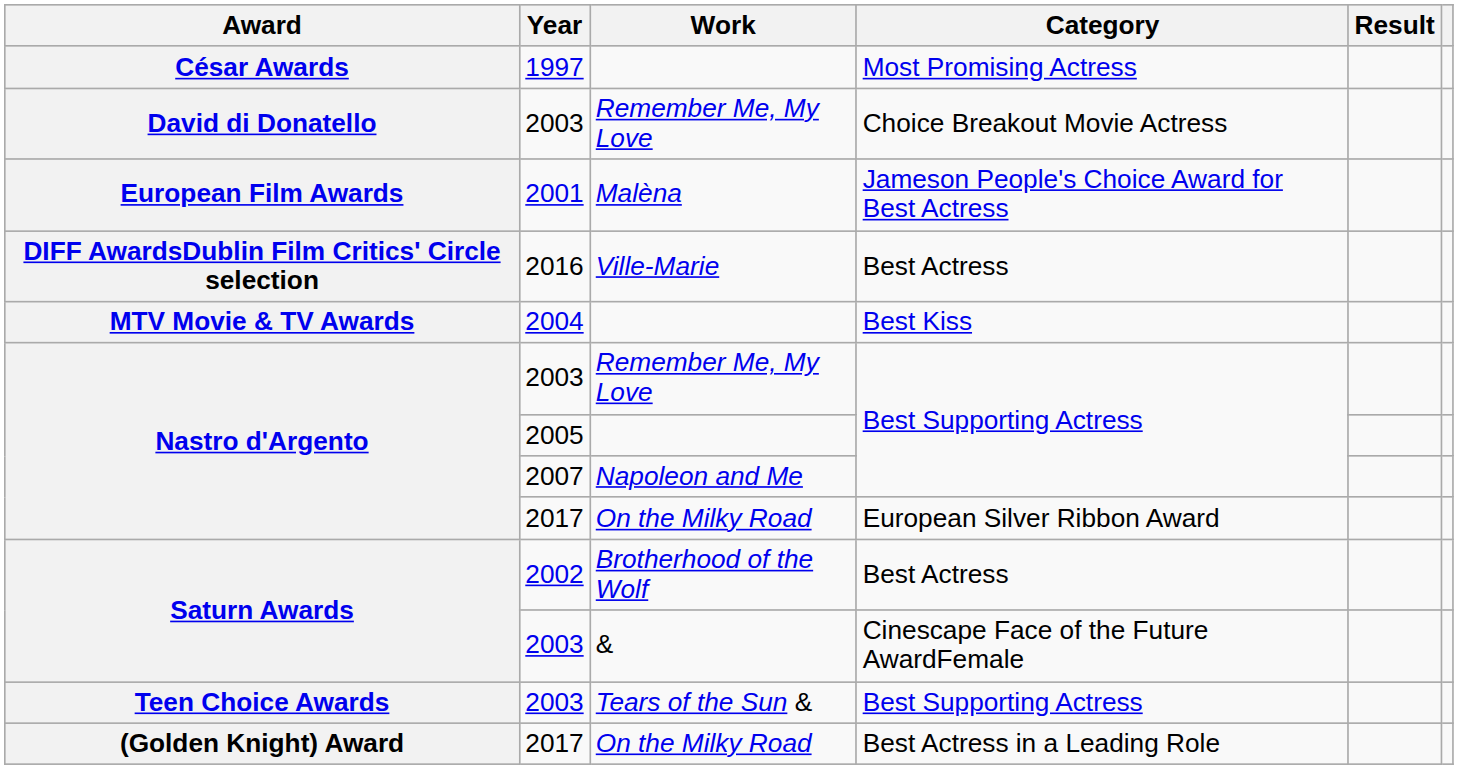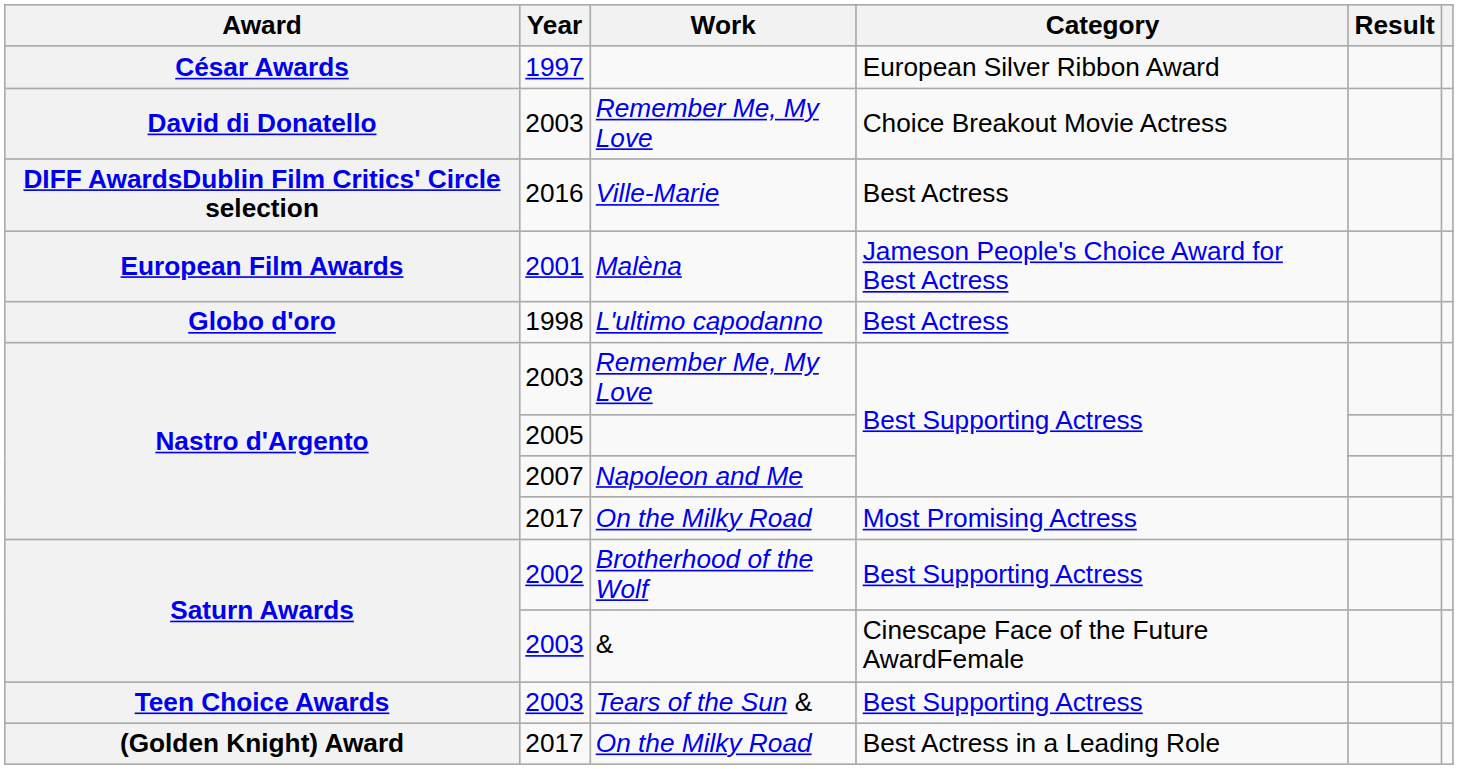(1000, 66) Most Promising Actress -> (1041, 66) European Silver Ribbon Award
rows swapped: (262, 265) <-> (262, 194)
+ row: (262, 321)
- row: (262, 321)
(1041, 517) European Silver Ribbon Award -> (1000, 517) Most Promising Actress
(936, 574) Best Actress -> (1003, 574) Best Supporting Actress
